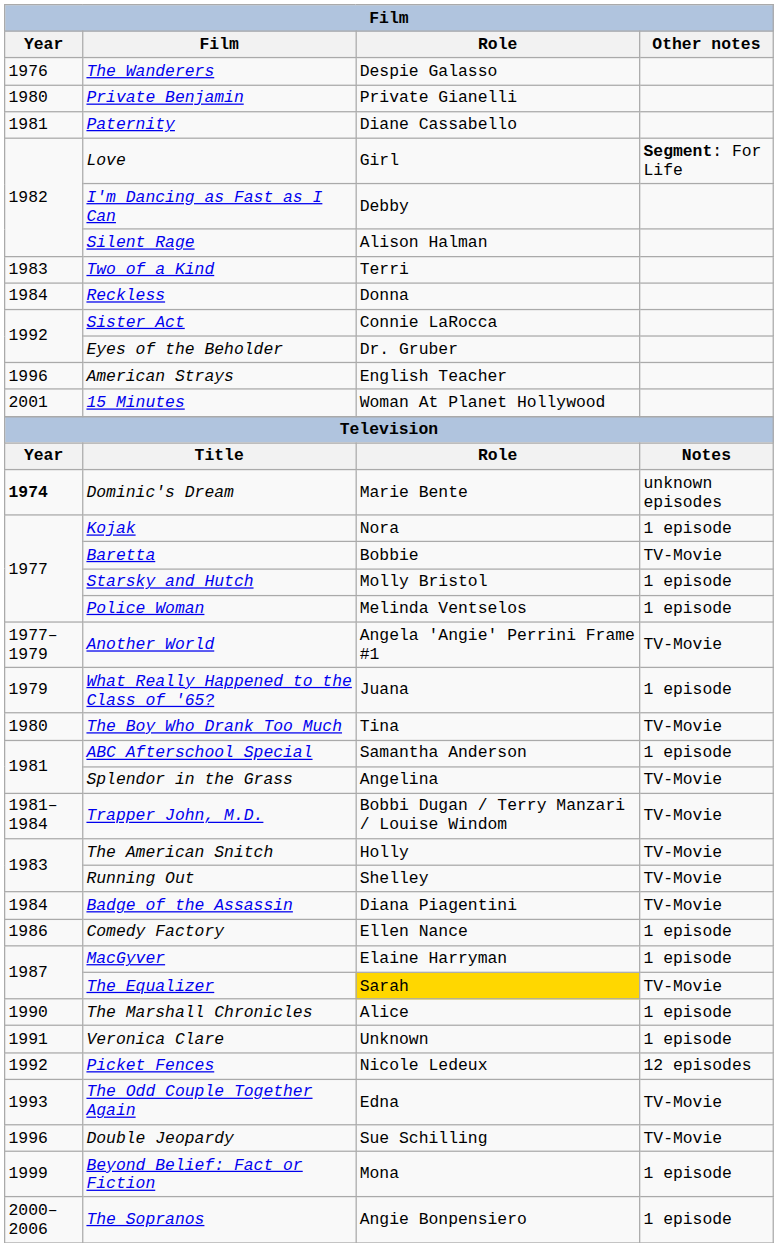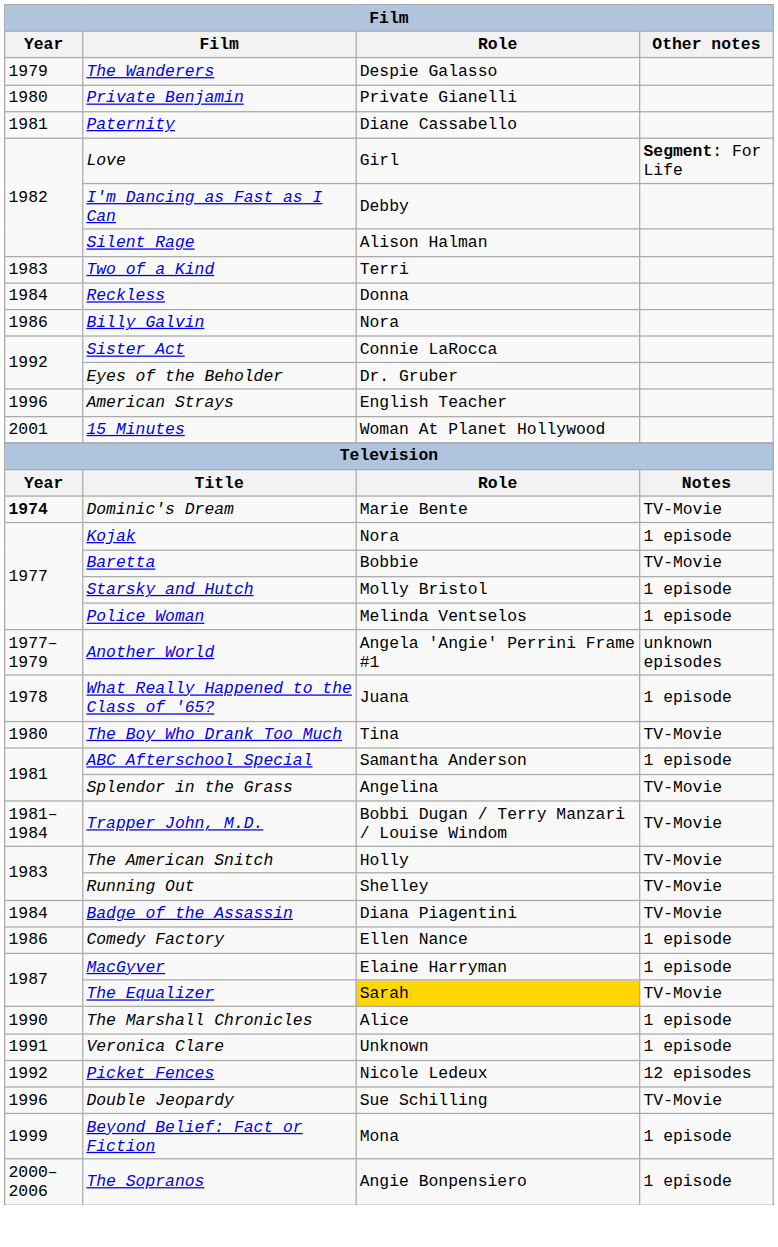(28, 71) 1976 -> (28, 71) 1979
+ row: (145, 323)
(683, 492) unknown episodes -> (683, 510) TV-Movie
(683, 645) TV-Movie -> (683, 653) unknown episodes
(28, 690) 1979 -> (28, 698) 1978
- row: (199, 1102)
